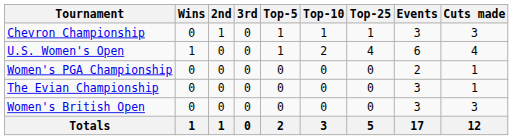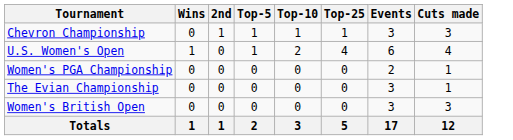- column: (247, 14)
